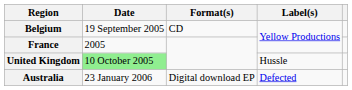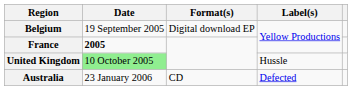(176, 28) CD -> (212, 28) Digital download EP
(95, 45) normal -> (95, 45) bold
(212, 77) Digital download EP -> (176, 77) CD
